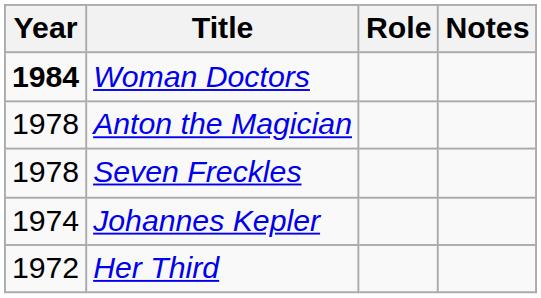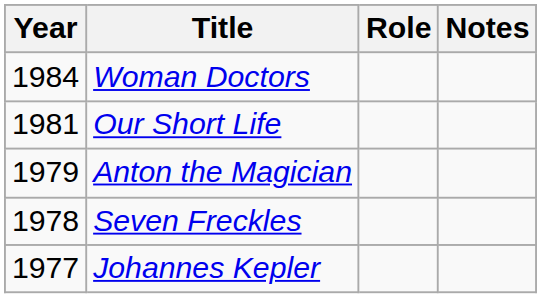(46, 76) bold -> (46, 76) normal
+ row: (187, 124)
(46, 124) 1978 -> (46, 172) 1979
(46, 220) 1974 -> (46, 268) 1977
- row: (156, 268)
